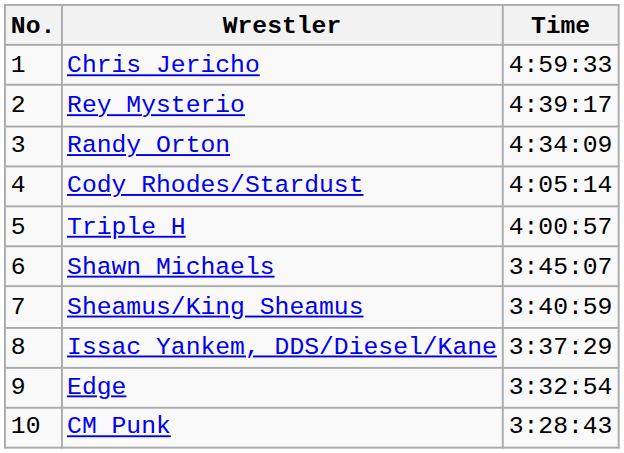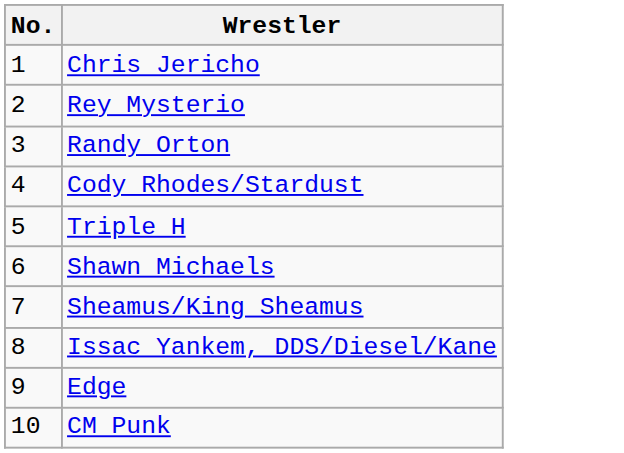- column: (561, 25)
